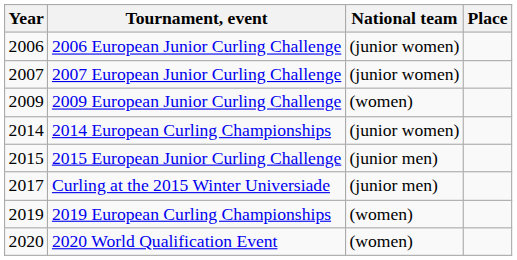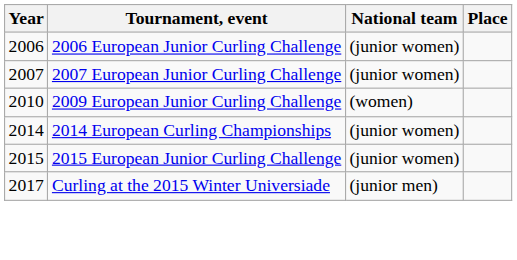(26, 102) 2009 -> (26, 102) 2010
(394, 158) (junior men) -> (404, 158) (junior women)
- row: (191, 213)
- row: (165, 241)
